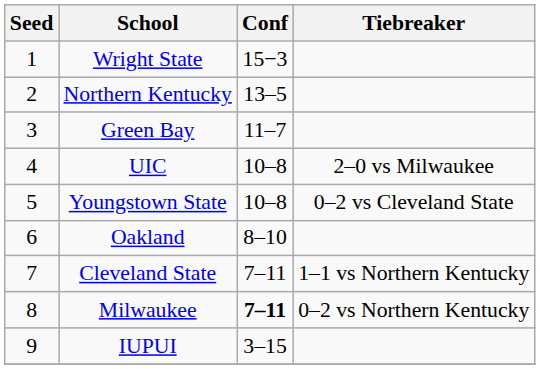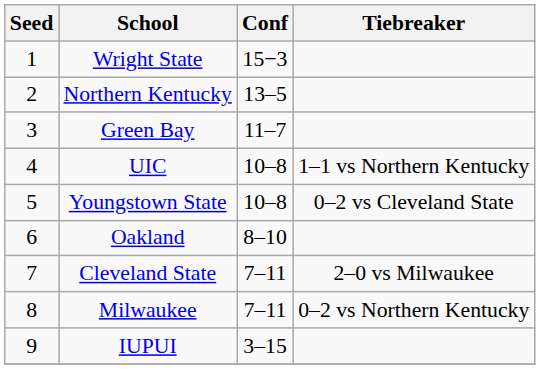(414, 166) 2–0 vs Milwaukee -> (414, 166) 1–1 vs Northern Kentucky
(414, 273) 1–1 vs Northern Kentucky -> (414, 273) 2–0 vs Milwaukee
(265, 309) bold -> (265, 309) normal
